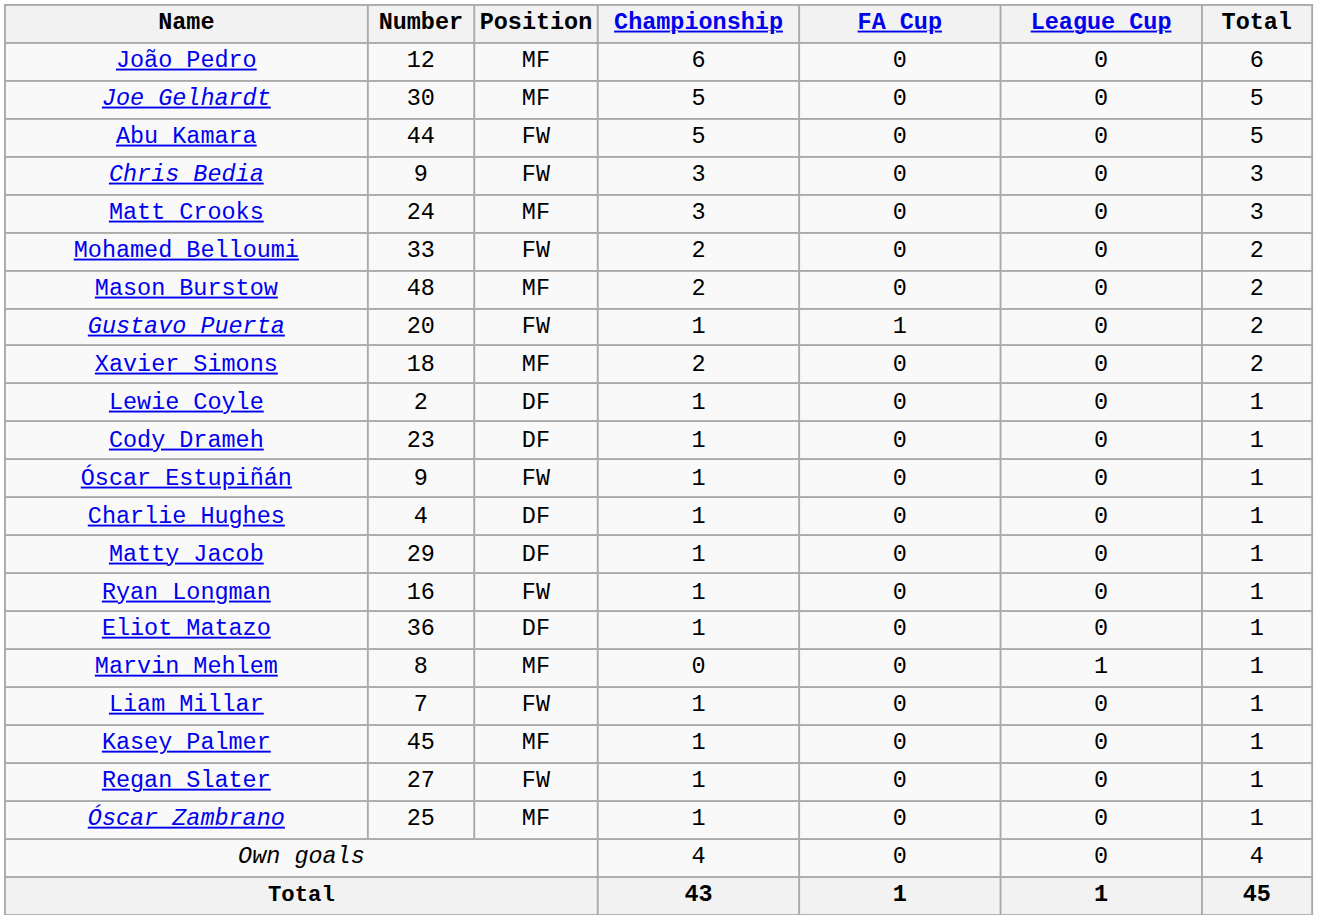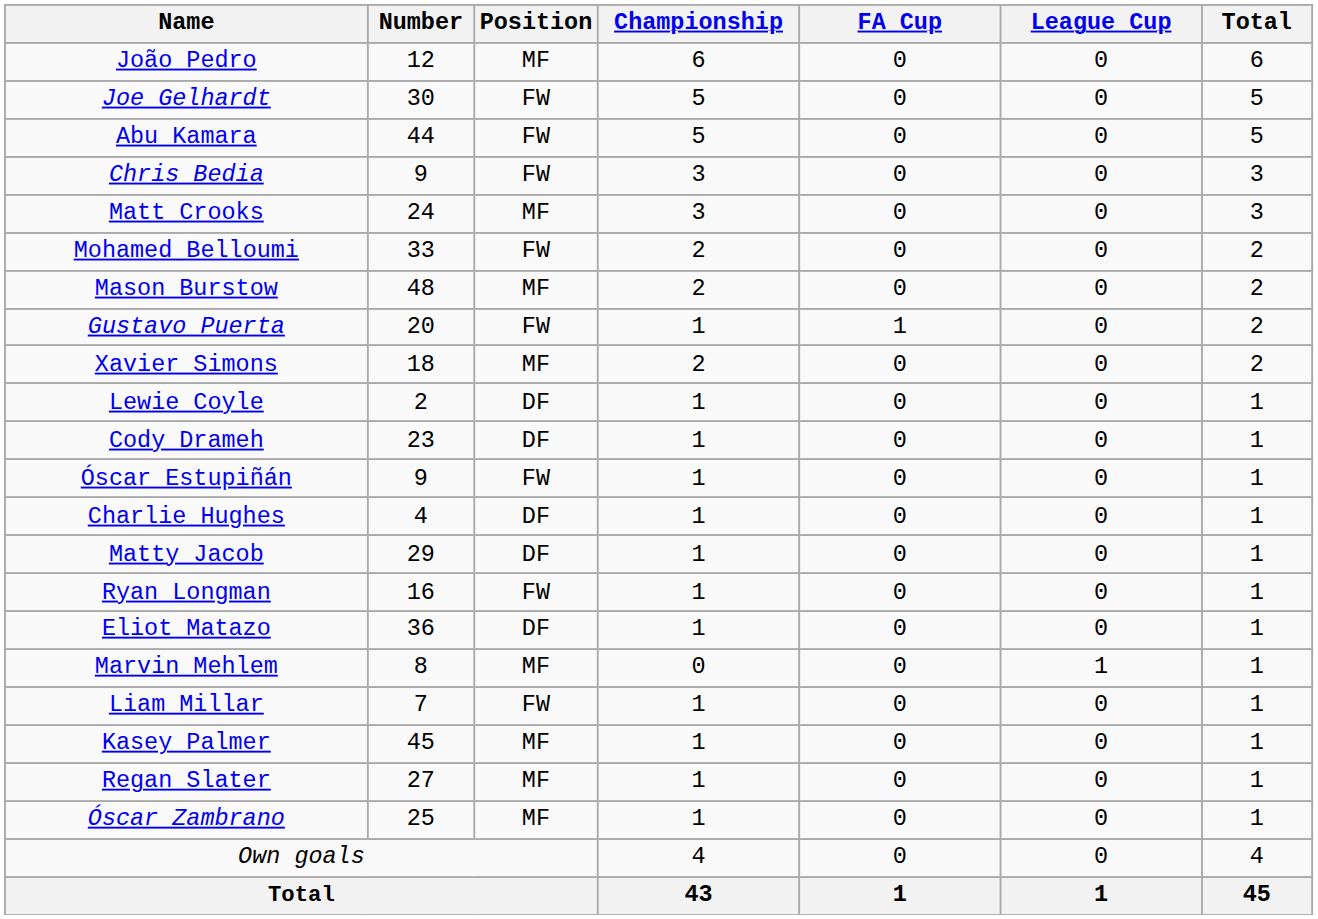(536, 100) MF -> (536, 100) FW
(536, 782) FW -> (536, 782) MF
